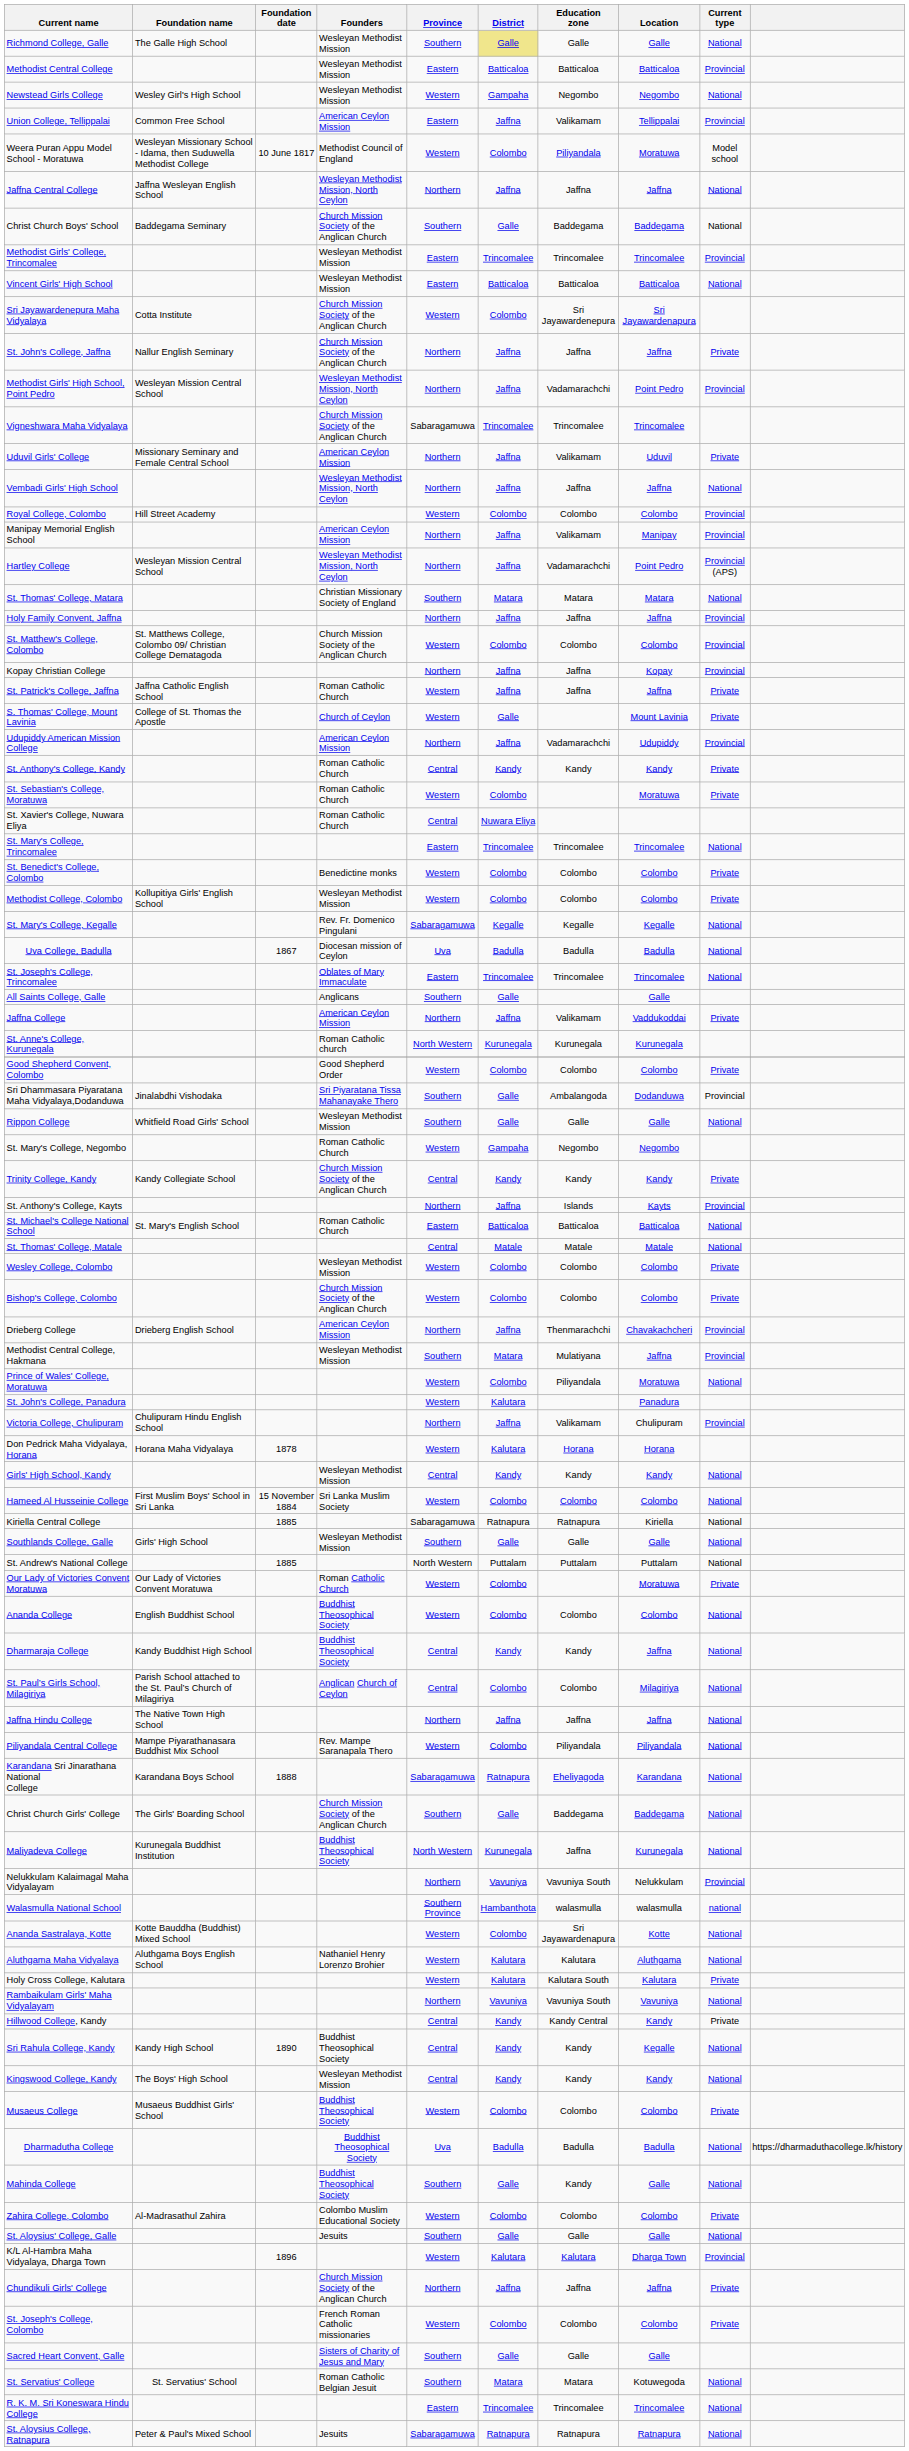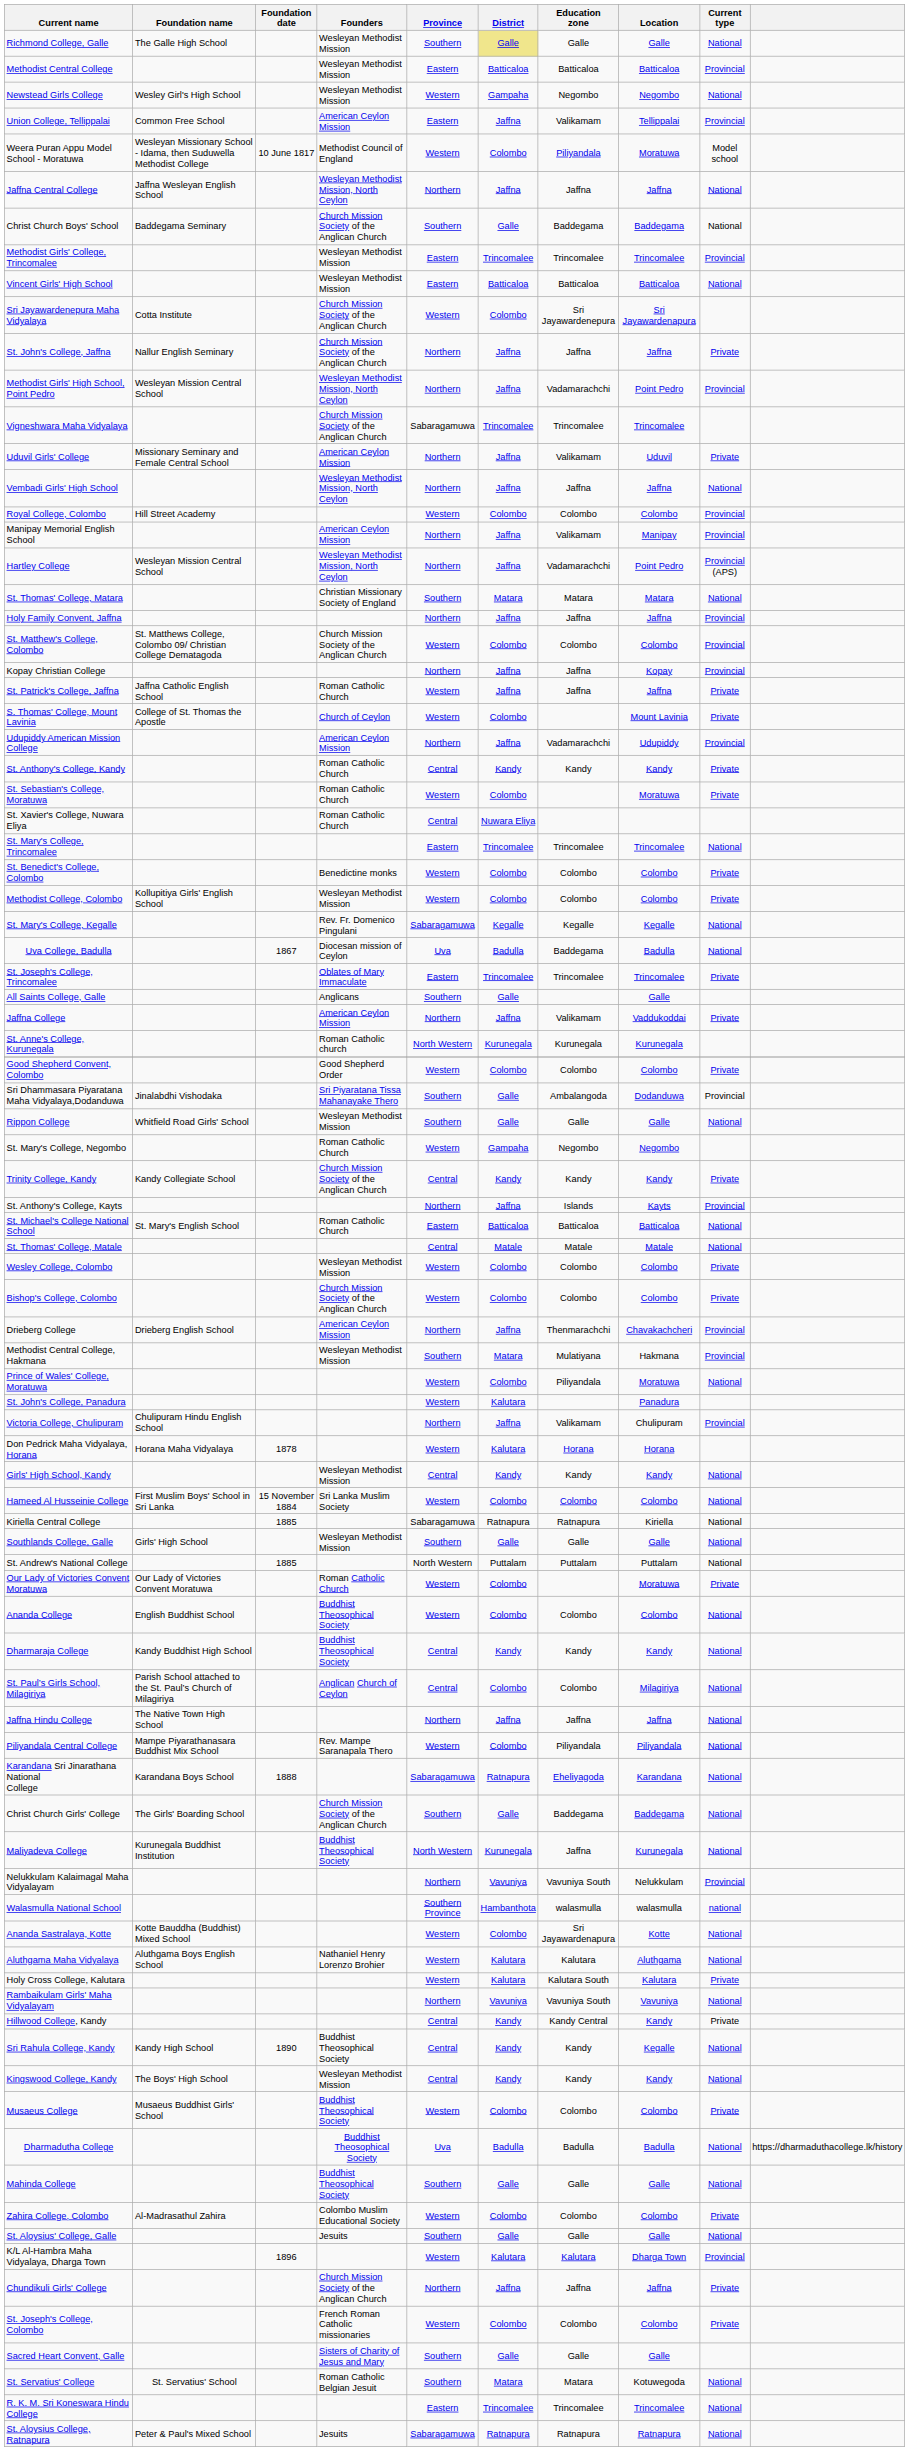(508, 716) Galle -> (508, 716) Colombo
(578, 950) Badulla -> (578, 950) Baddegama
(725, 976) National -> (725, 976) Private
(659, 1355) Jaffna -> (659, 1355) Hakmana
(659, 1651) Jaffna -> (659, 1651) Kandy
(578, 2184) Kandy -> (578, 2184) Galle
